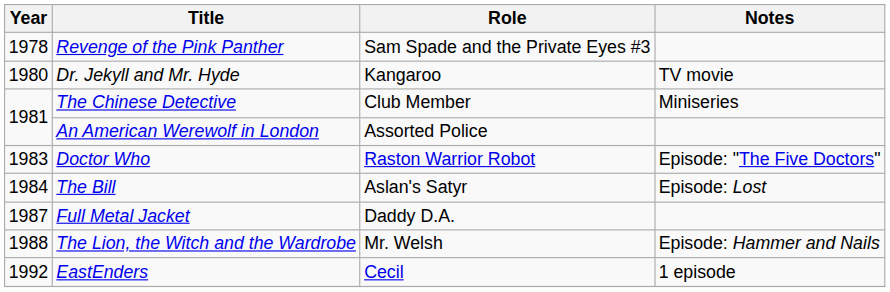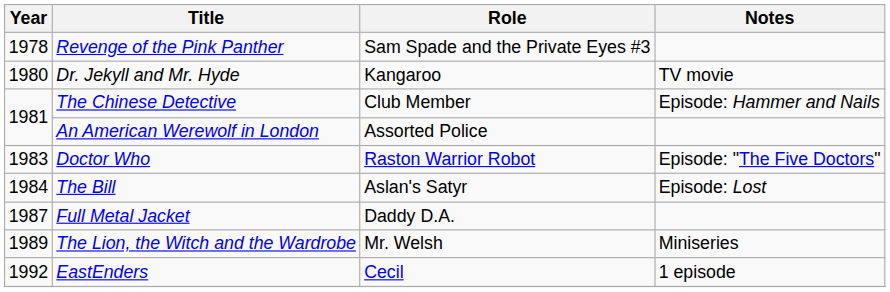(699, 103) Miniseries -> (769, 103) Episode: Hammer and Nails
(28, 243) 1988 -> (28, 243) 1989
(769, 243) Episode: Hammer and Nails -> (699, 243) Miniseries
